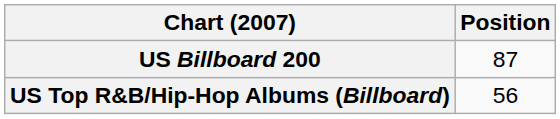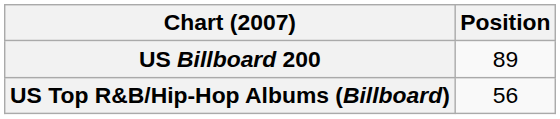(505, 58) 87 -> (505, 58) 89
